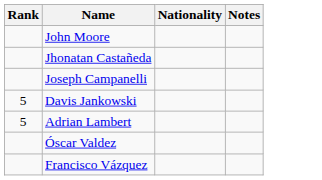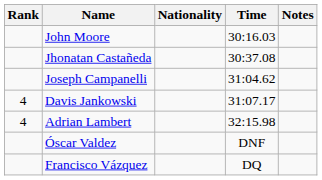+ column: (252, 15)
(23, 100) 5 -> (23, 100) 4
(23, 121) 5 -> (23, 121) 4
